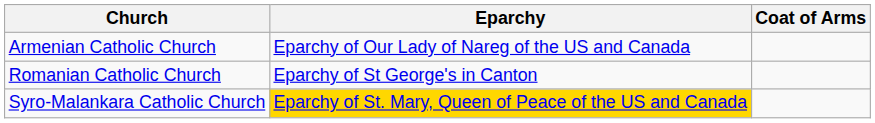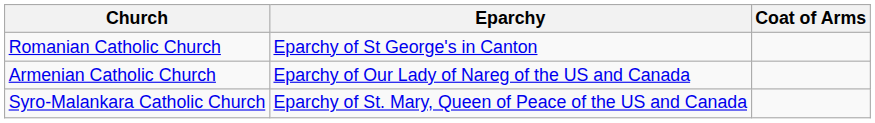rows swapped: (112, 46) <-> (115, 74)
(510, 103) gold background -> (510, 103) no background
